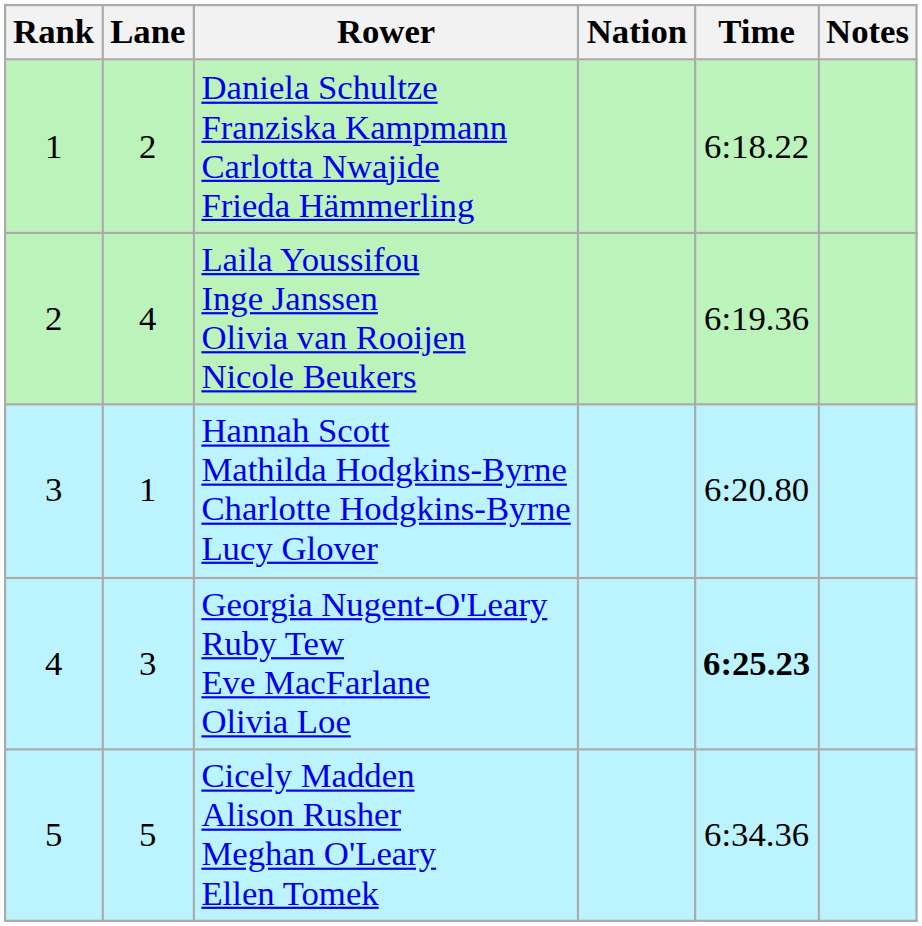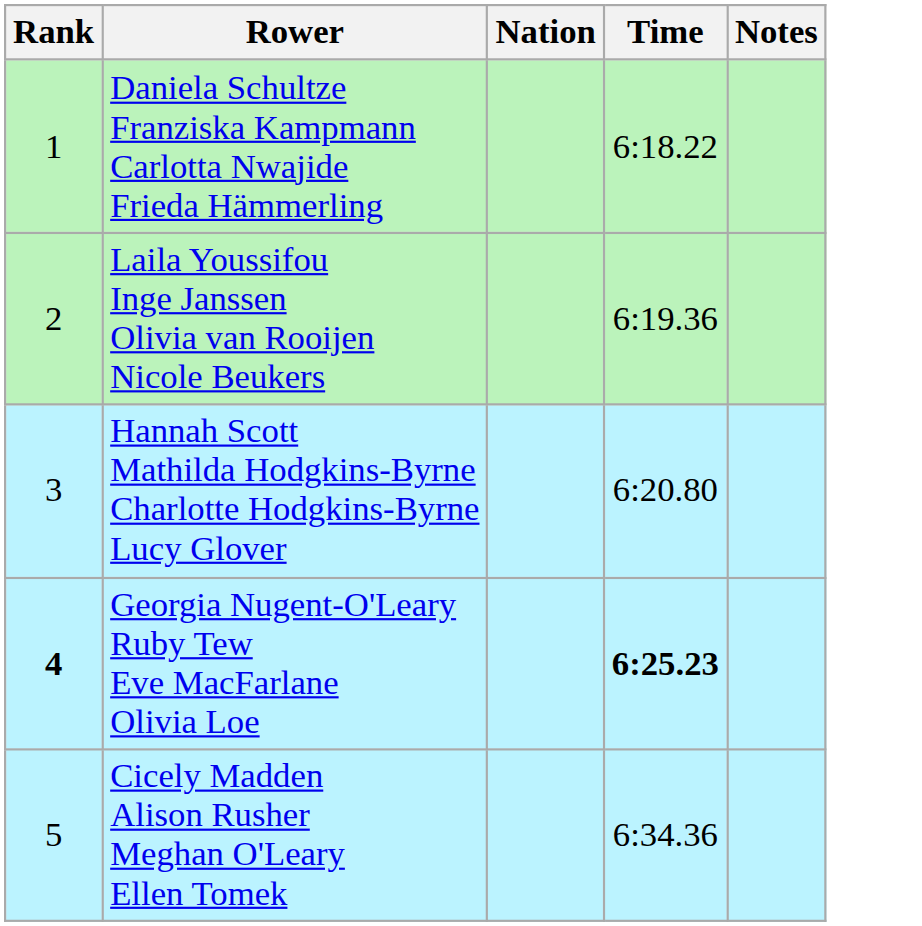- column: (148, 32)
(54, 662) normal -> (54, 662) bold
